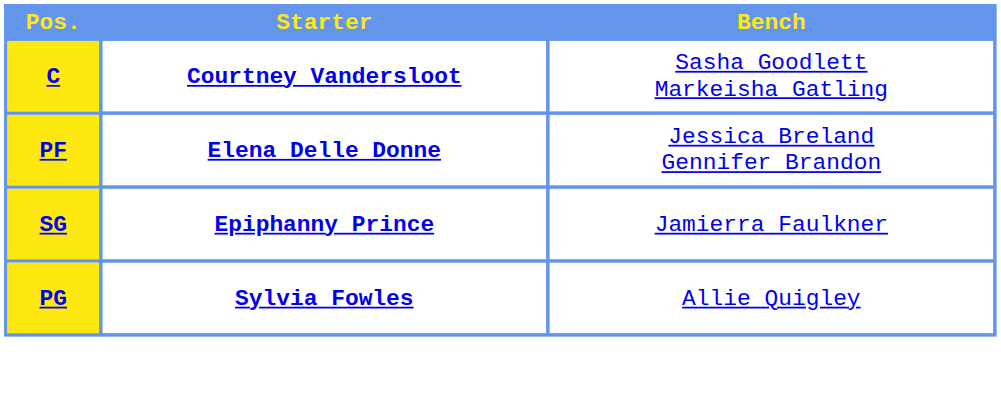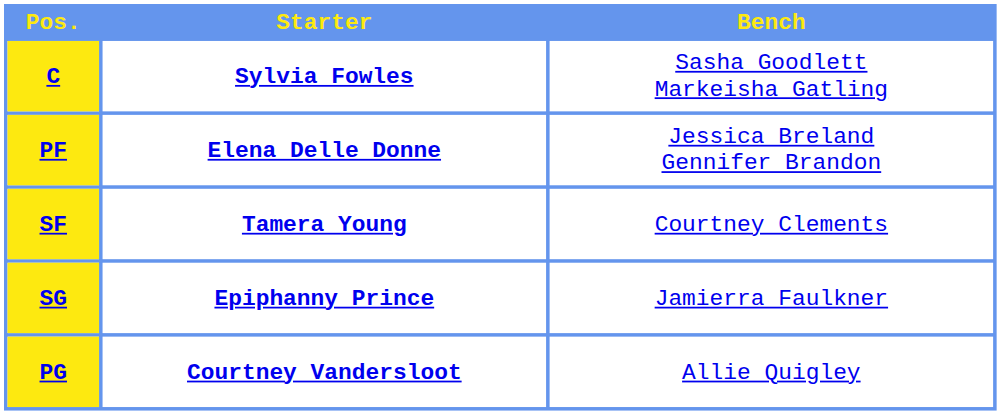(324, 76) Courtney Vandersloot -> (324, 76) Sylvia Fowles
+ row: (53, 224)
(324, 298) Sylvia Fowles -> (324, 372) Courtney Vandersloot
